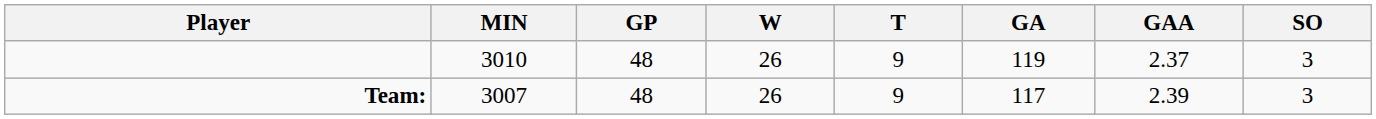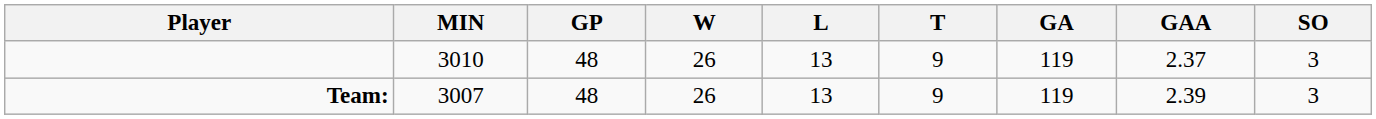+ column: (821, 22)
(1028, 95) 117 -> (1057, 95) 119
